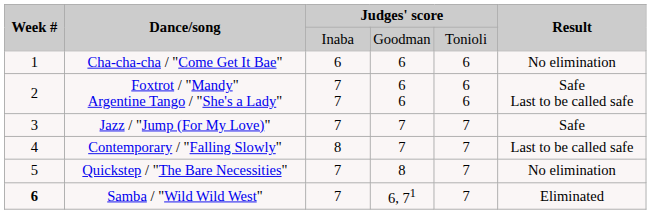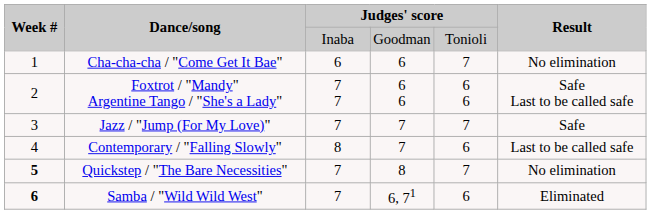(466, 62) 6 -> (466, 62) 7
(466, 147) 7 -> (466, 147) 6
(34, 170) normal -> (34, 170) bold
(466, 196) 7 -> (466, 196) 6
